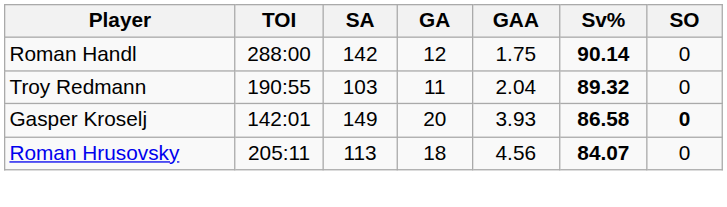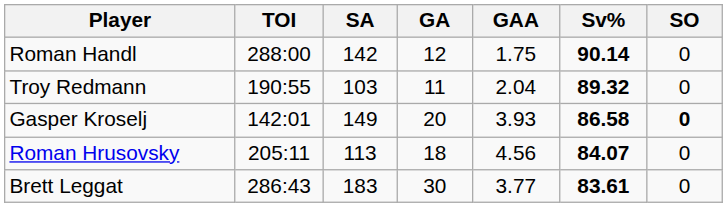+ row: (66, 185)
